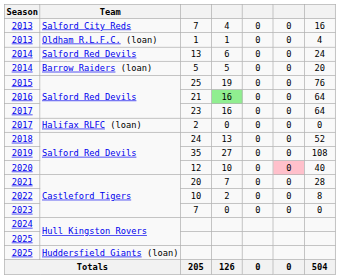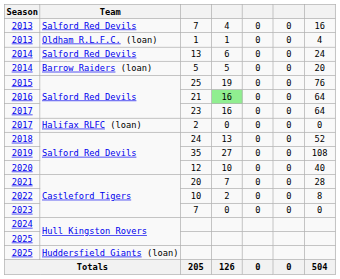(87, 26) Salford City Reds -> (89, 26) Salford Red Devils
(289, 168) pink background -> (289, 168) no background
